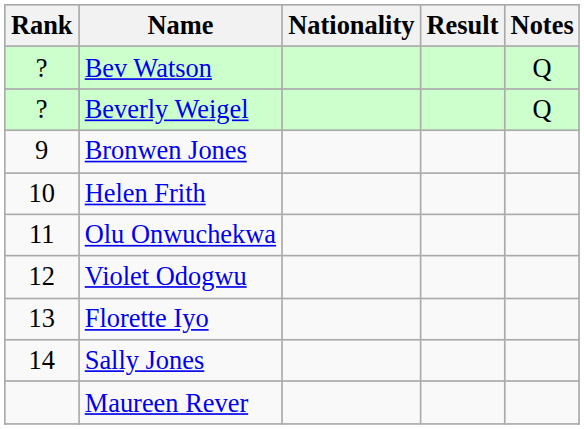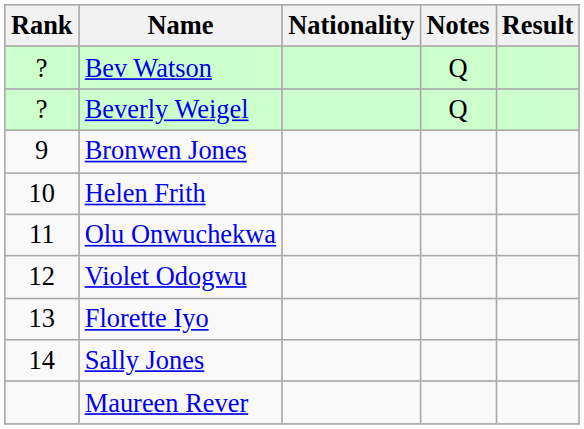columns swapped: (462, 25) <-> (542, 25)
